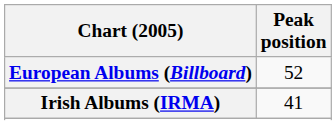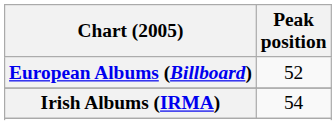(294, 103) 41 -> (294, 103) 54
